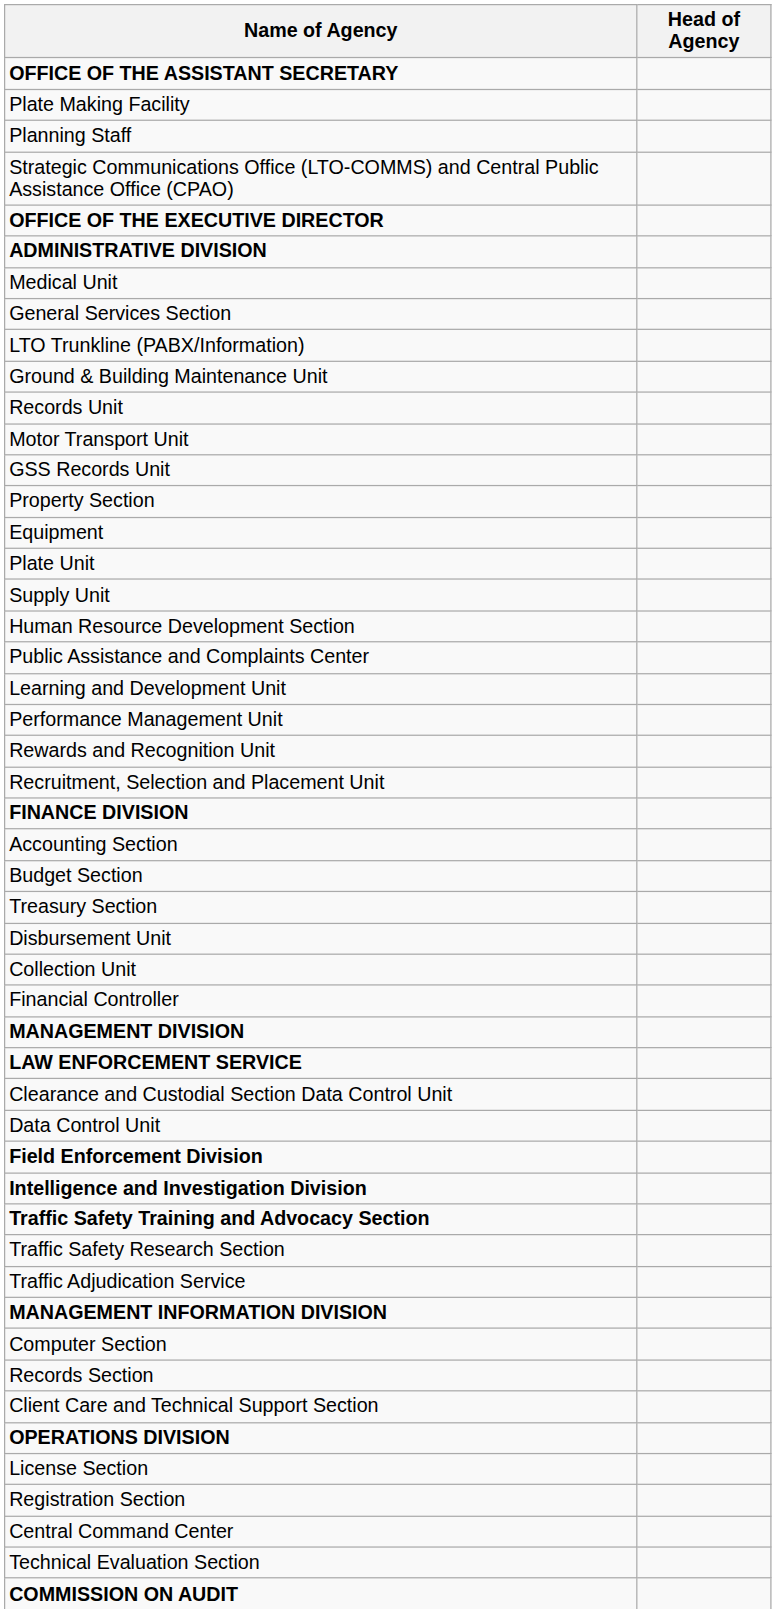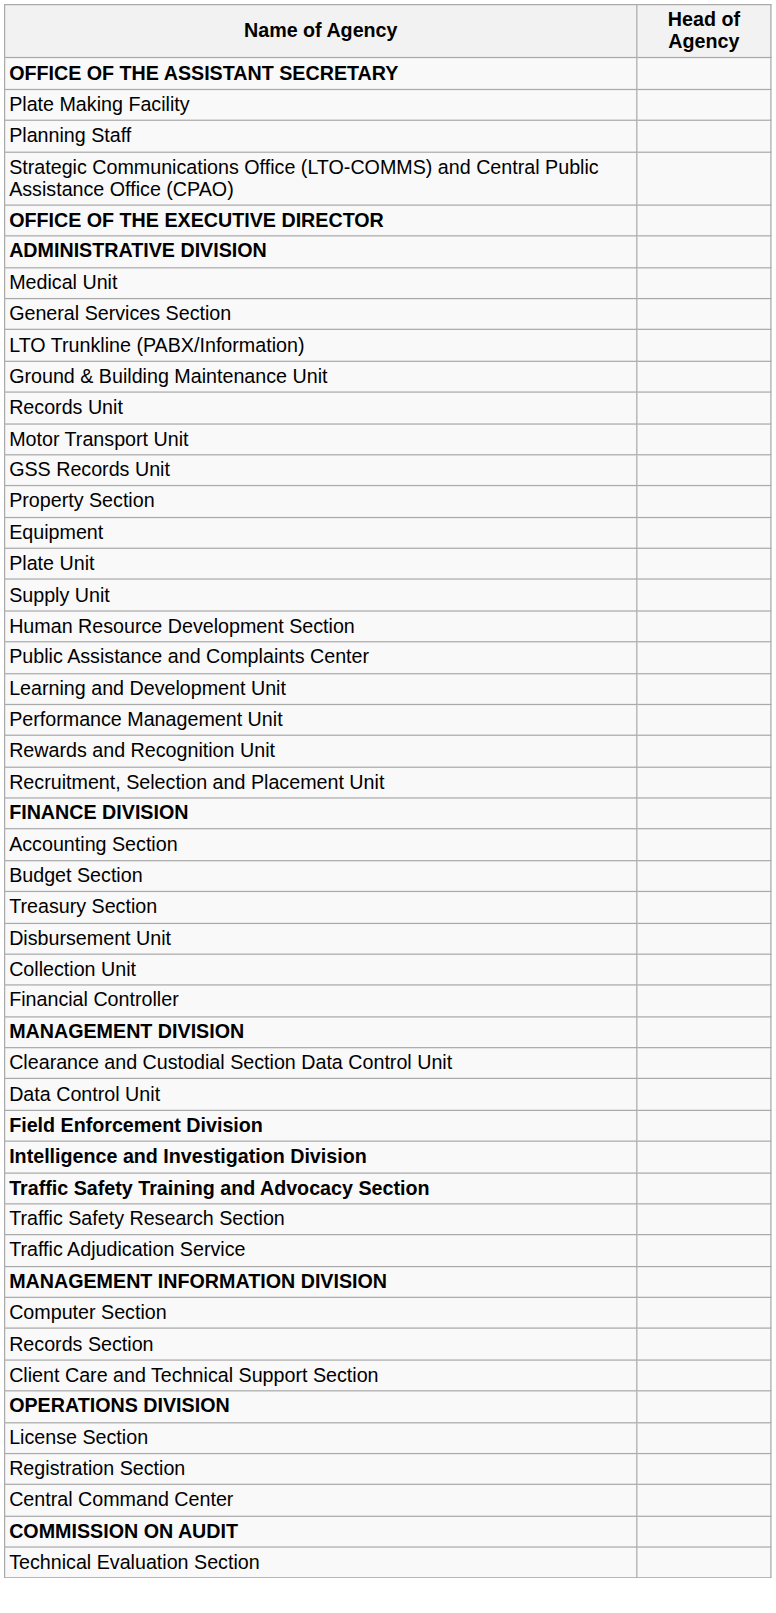- row: (155, 1063)
rows swapped: (134, 1562) <-> (124, 1593)
